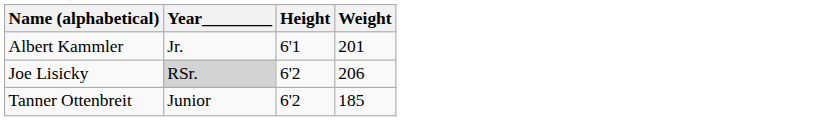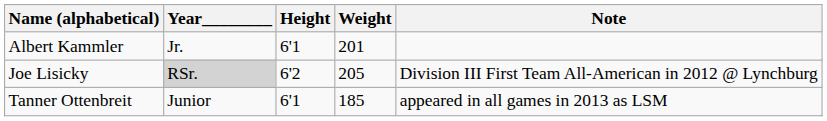+ column: (609, 18)
(351, 73) 206 -> (351, 73) 205
(290, 101) 6'2 -> (290, 101) 6'1
